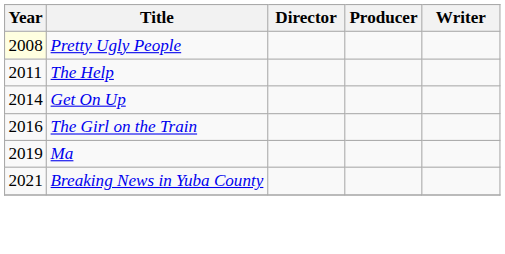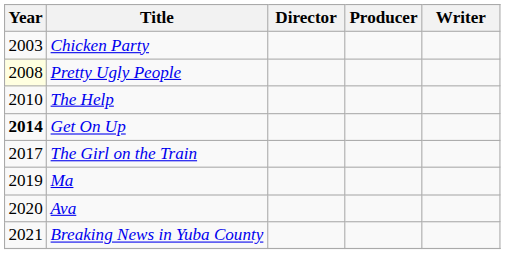+ row: (100, 45)
(25, 72) 2011 -> (26, 99) 2010
(26, 99) normal -> (26, 126) bold
(26, 126) 2016 -> (26, 153) 2017
+ row: (63, 208)
